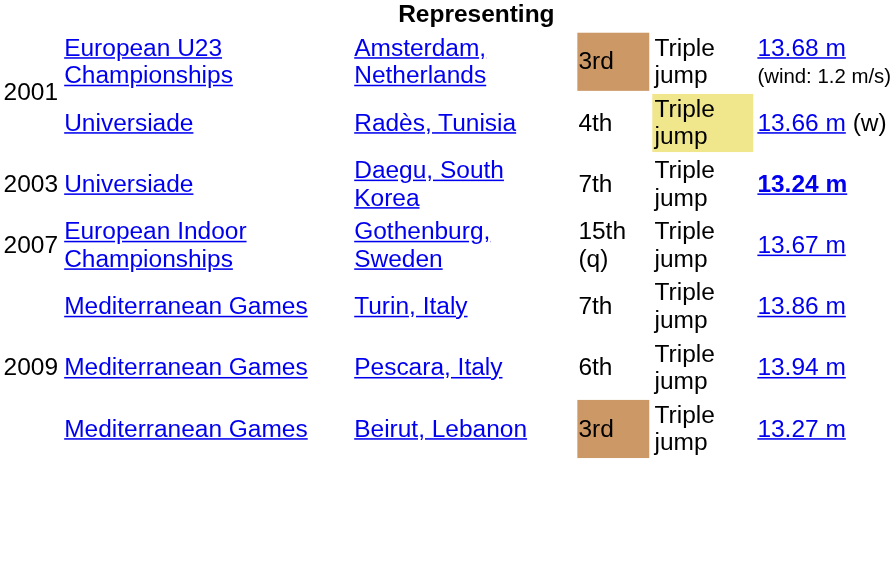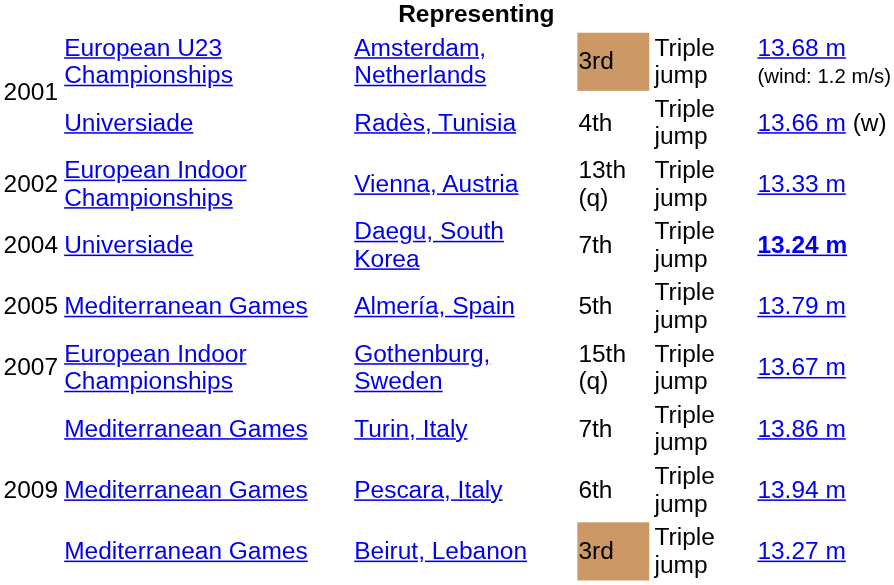(685, 122) khaki background -> (685, 122) no background
+ row: (436, 183)
(31, 183) 2003 -> (31, 245) 2004
+ row: (434, 306)
